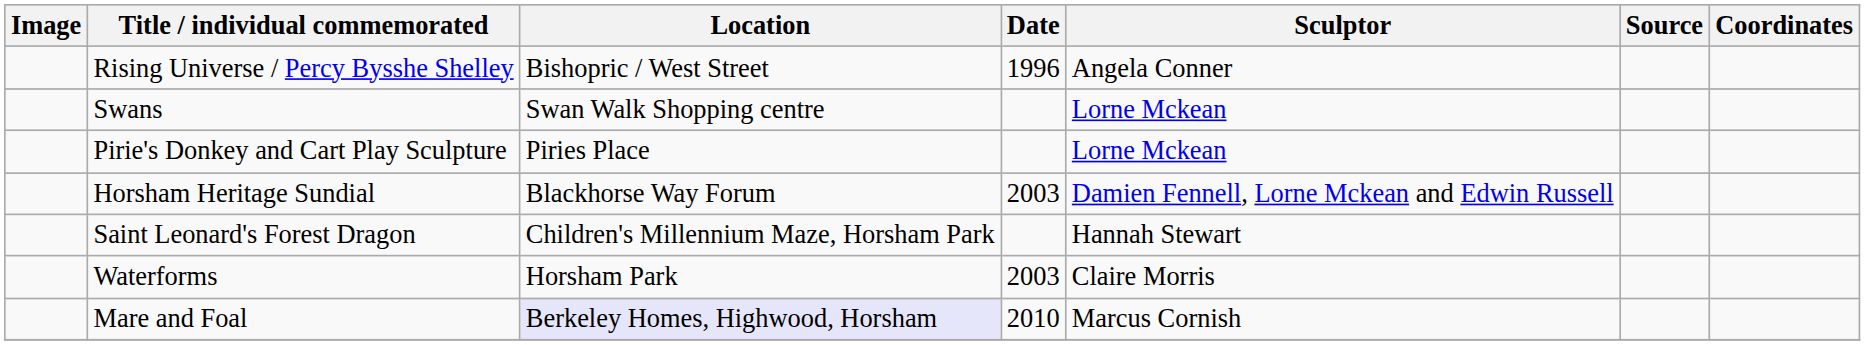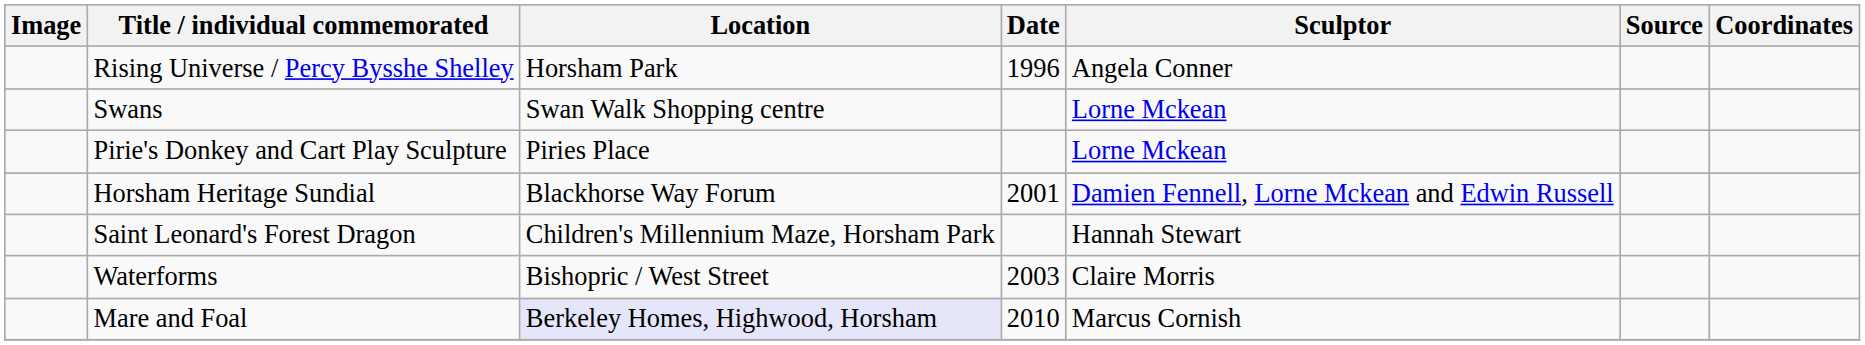(647, 67) Bishopric / West Street -> (602, 67) Horsham Park
(1033, 192) 2003 -> (1033, 192) 2001
(602, 276) Horsham Park -> (647, 276) Bishopric / West Street
